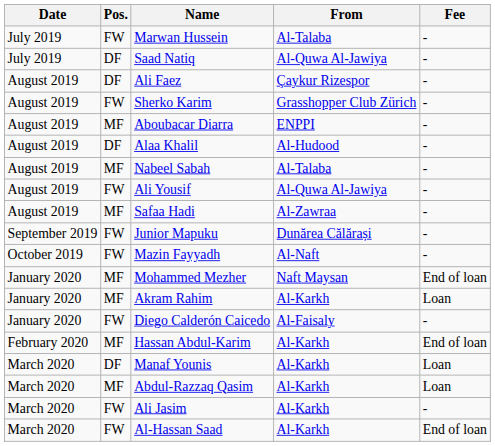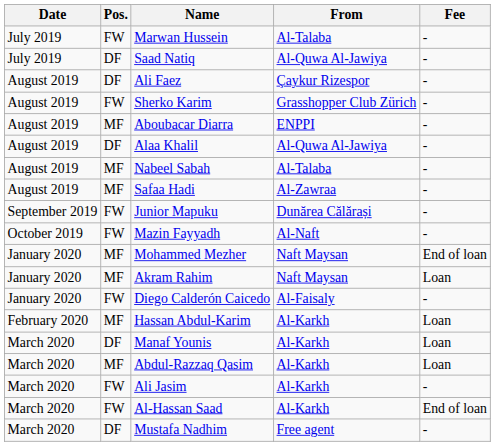(308, 146) Al-Hudood -> (332, 146) Al-Quwa Al-Jawiya
- row: (162, 189)
(303, 299) Al-Karkh -> (312, 277) Naft Maysan
(455, 342) End of loan -> (437, 320) Loan
+ row: (181, 430)
